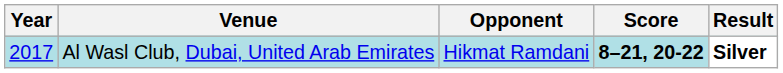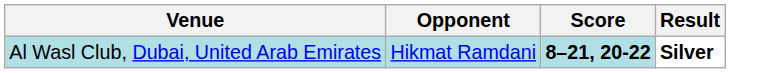- column: (31, 21)
